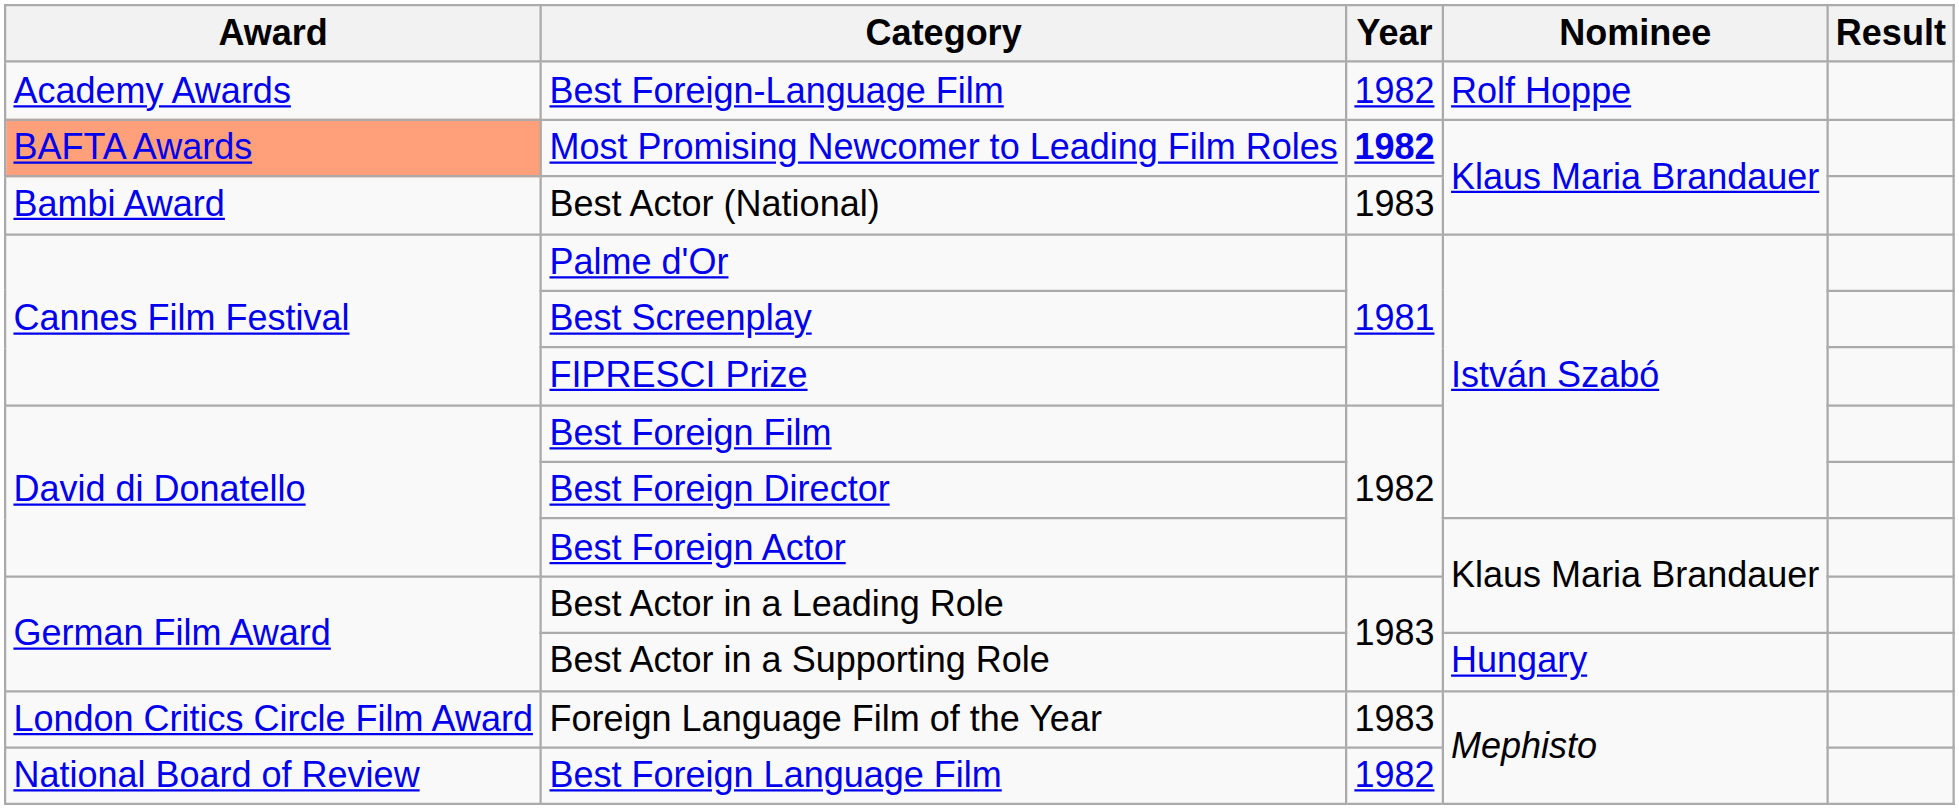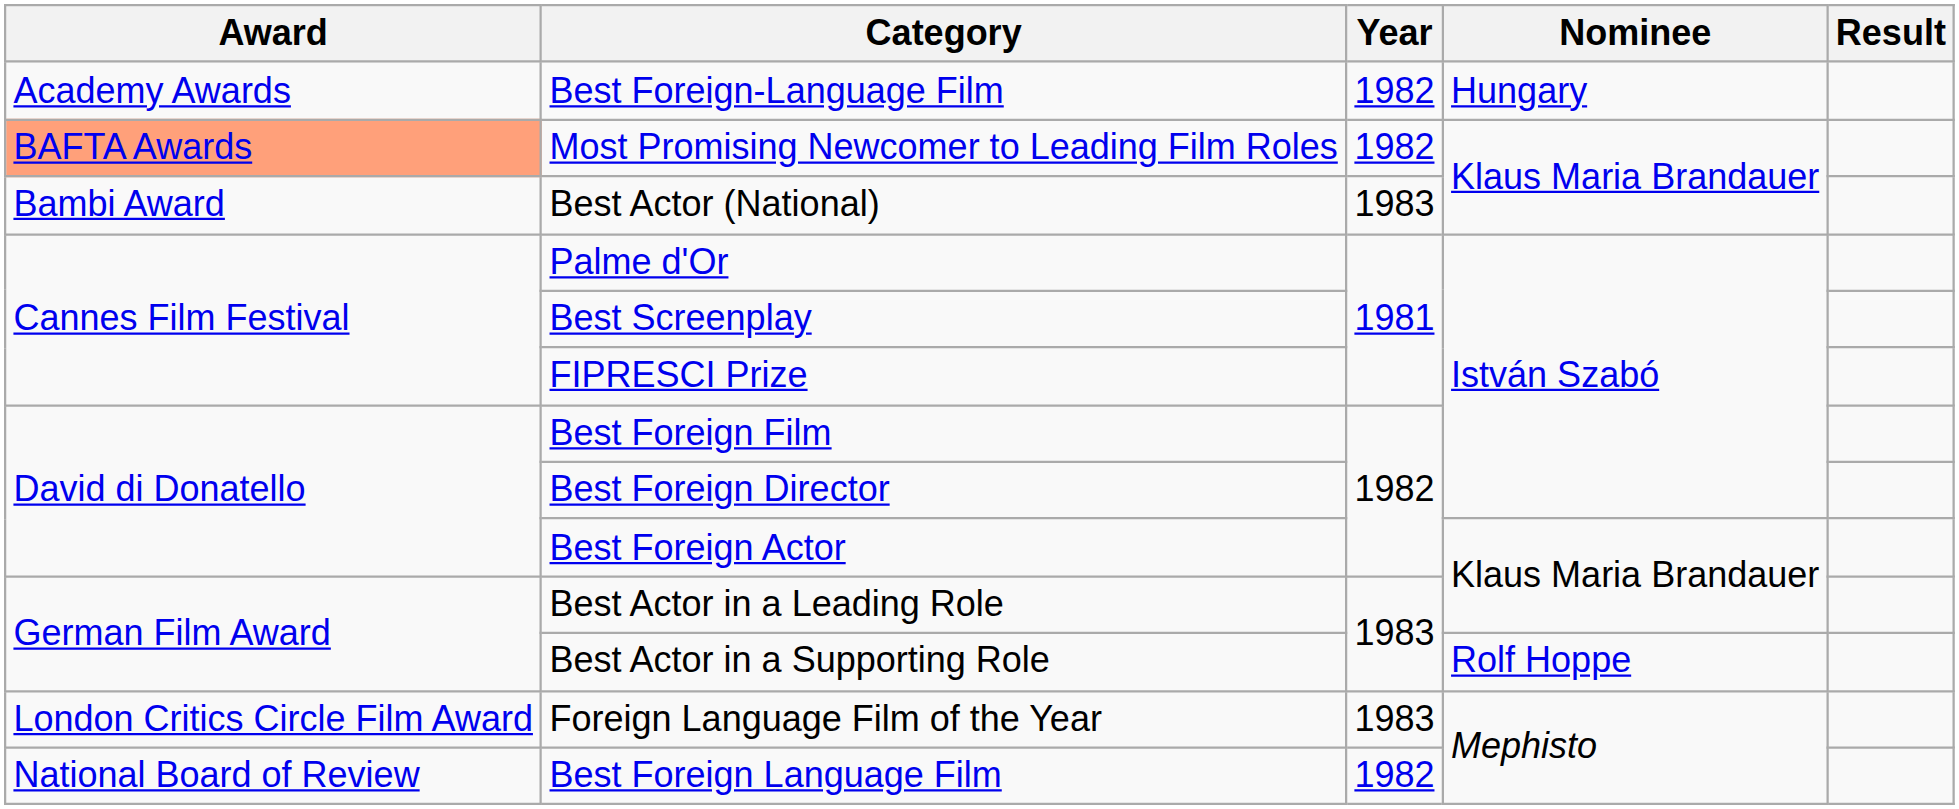(1541, 90) Rolf Hoppe -> (1519, 90) Hungary
(1394, 147) bold -> (1394, 147) normal
(1519, 661) Hungary -> (1541, 661) Rolf Hoppe
